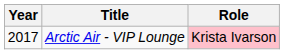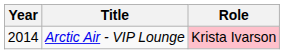(23, 37) 2017 -> (23, 37) 2014
